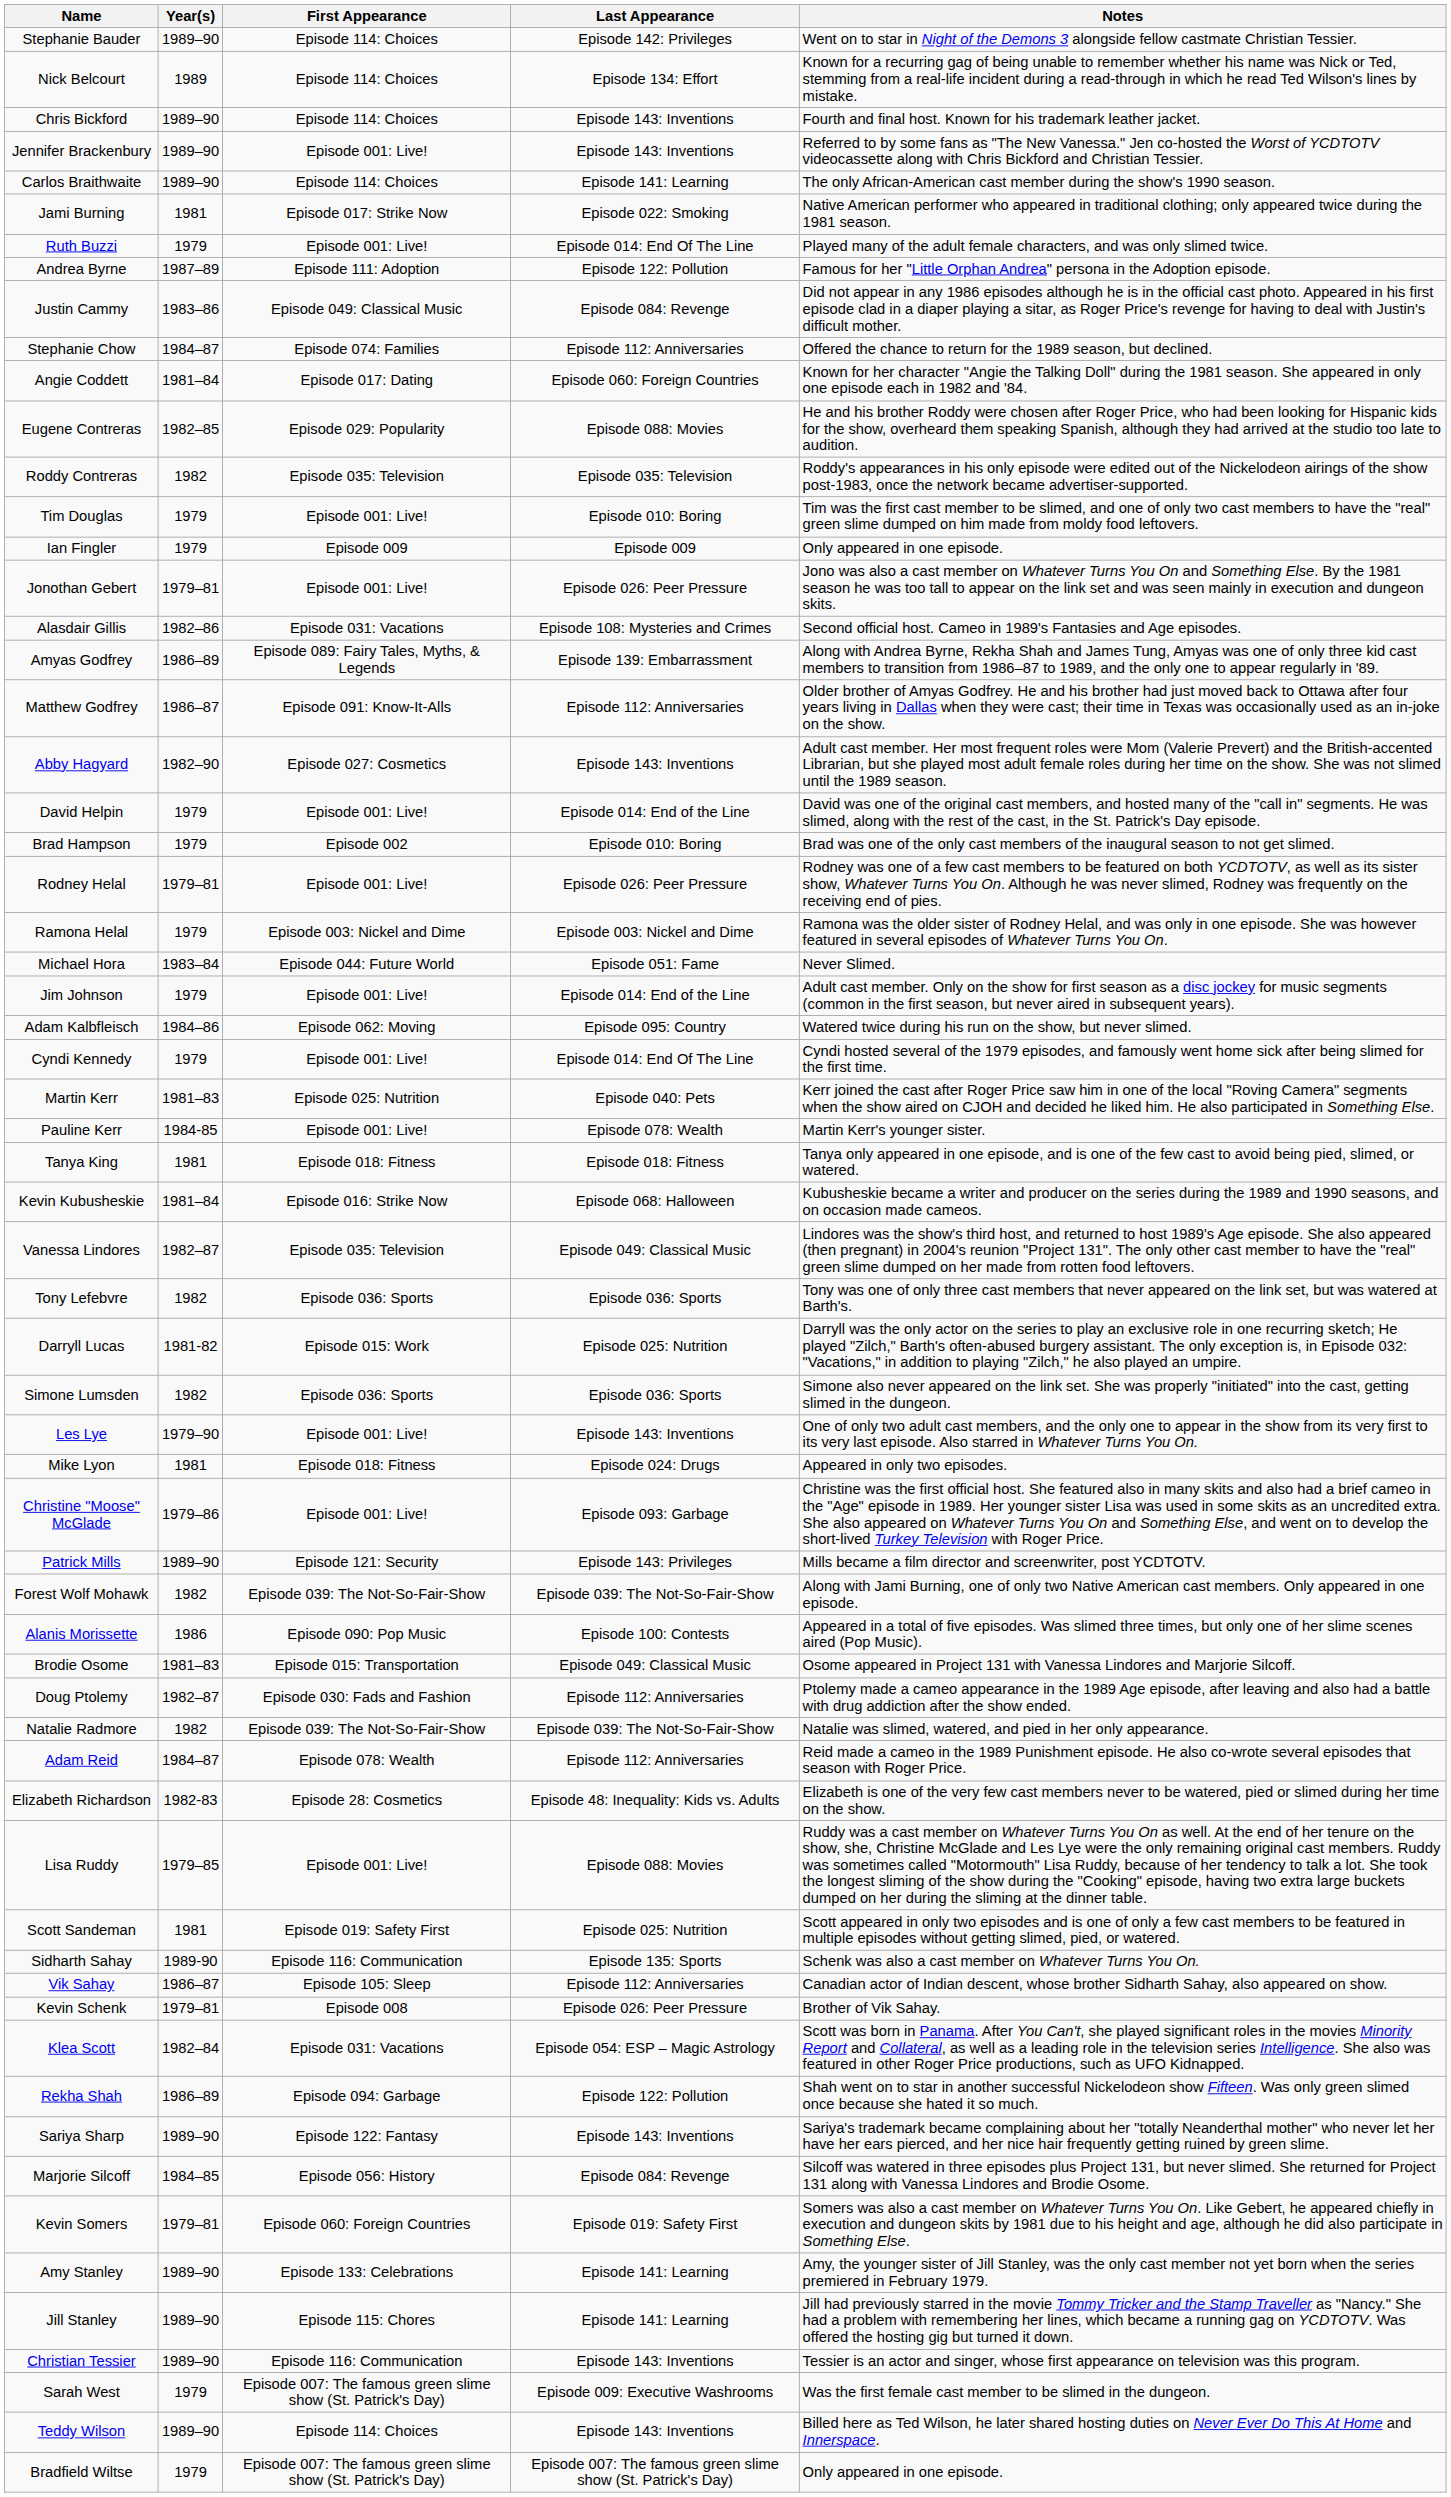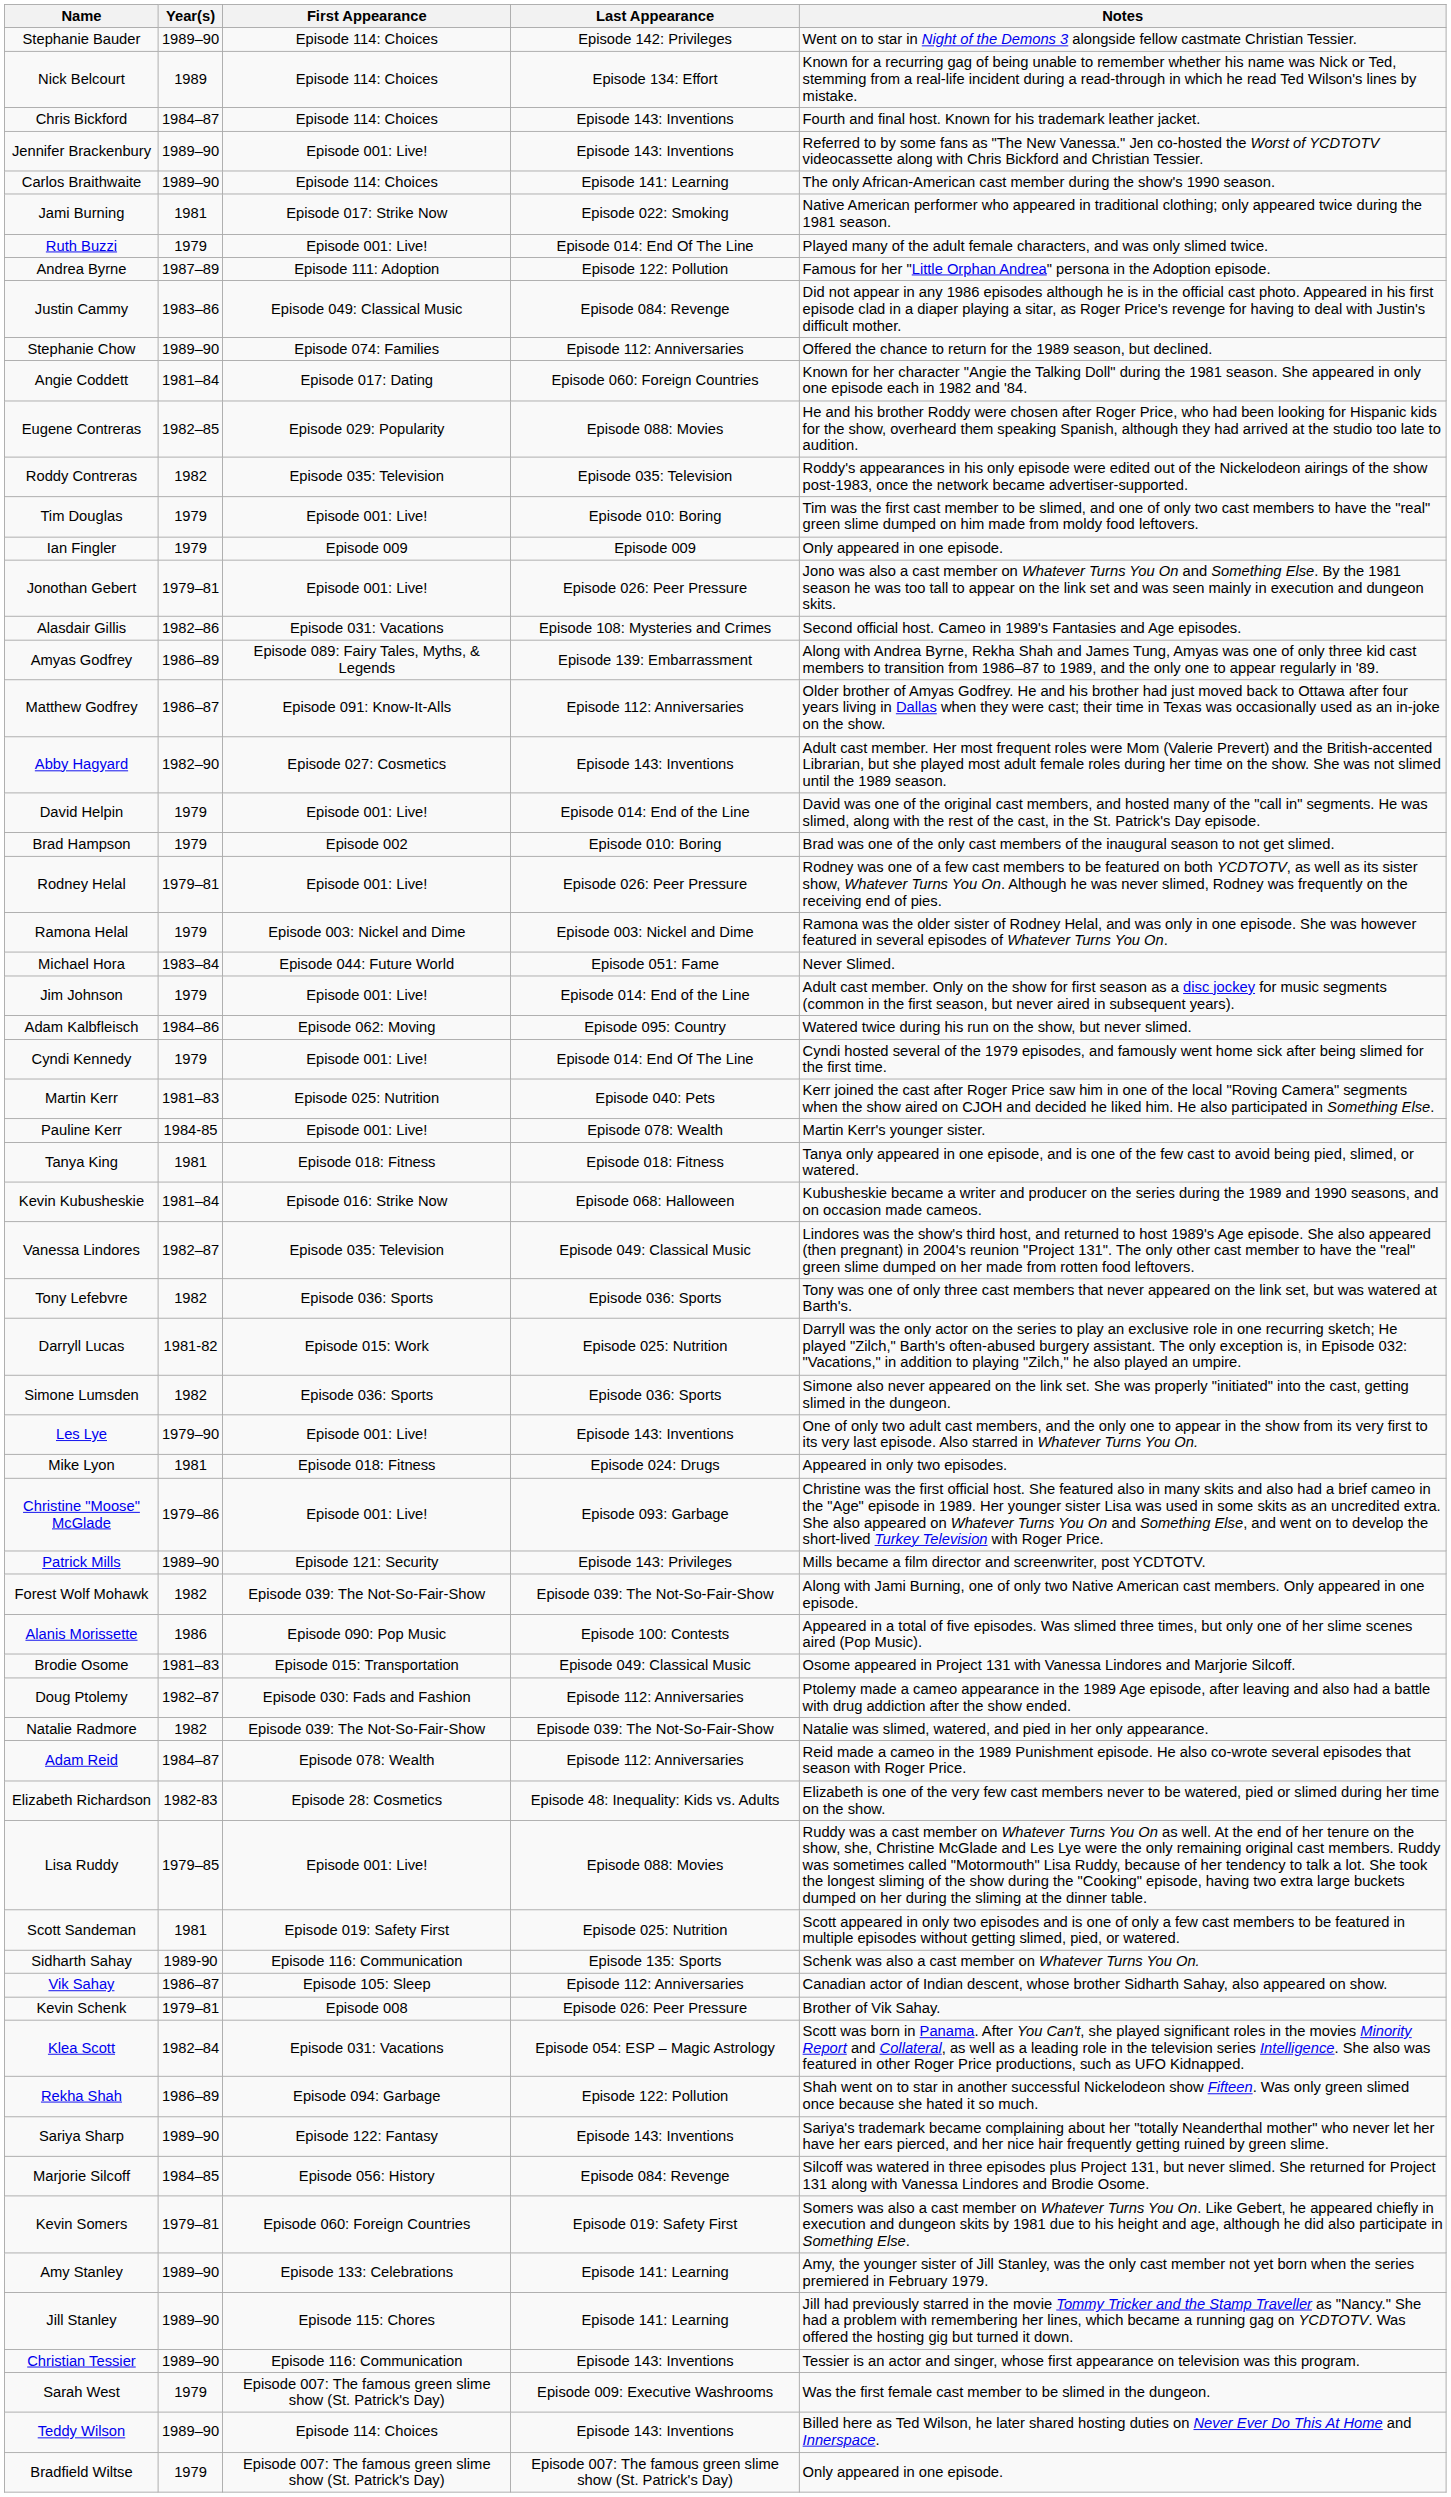(191, 119) 1989–90 -> (191, 119) 1984–87
(191, 348) 1984–87 -> (191, 348) 1989–90
